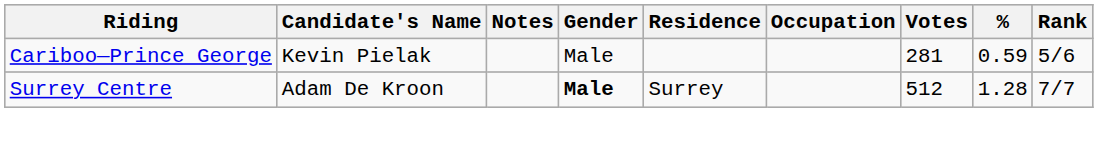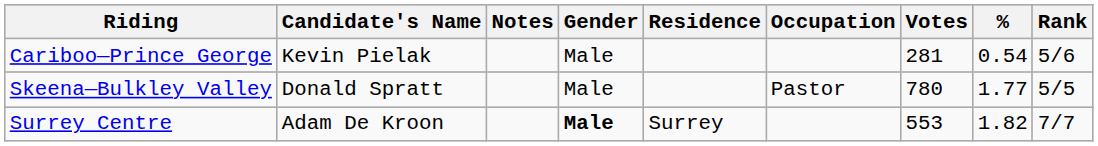(1003, 56) 0.59 -> (1003, 56) 0.54
+ row: (141, 90)
(924, 90) 512 -> (924, 123) 553
(1003, 90) 1.28 -> (1003, 123) 1.82
